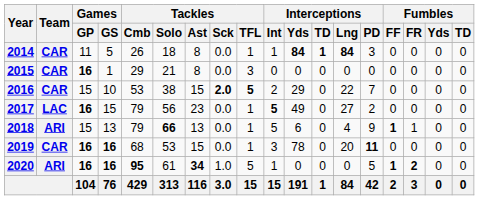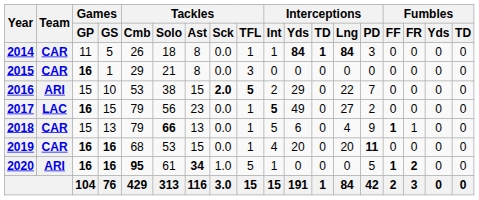(55, 90) CAR -> (55, 90) ARI
(55, 128) ARI -> (55, 128) CAR
(274, 147) 3 -> (274, 147) 4
(298, 147) 78 -> (298, 147) 20
